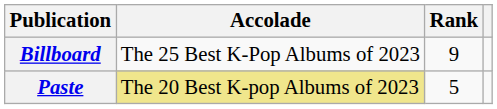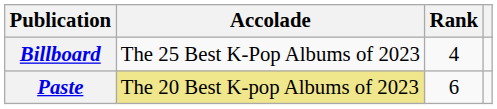(454, 53) 9 -> (454, 53) 4
(454, 86) 5 -> (454, 86) 6
